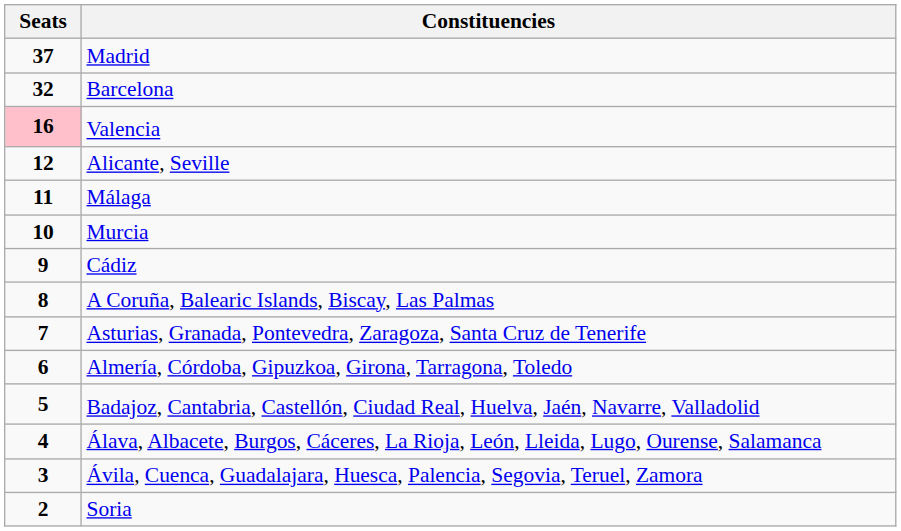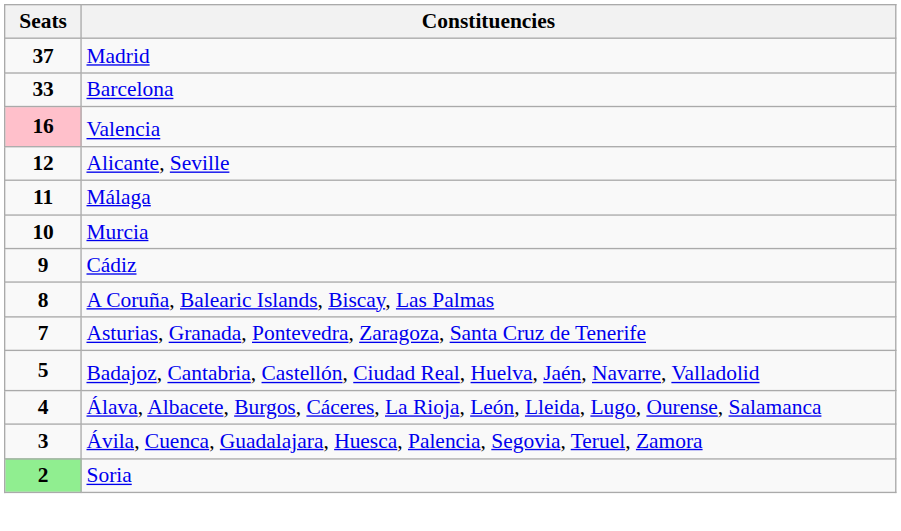(43, 89) 32 -> (43, 89) 33
- row: (329, 367)
(43, 509) no background -> (43, 475) lightgreen background
